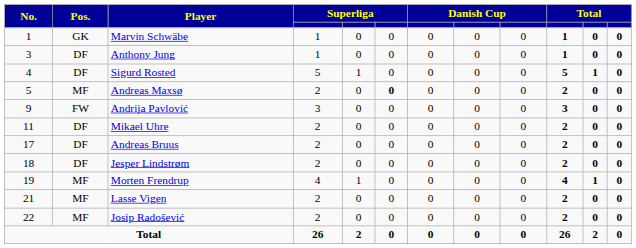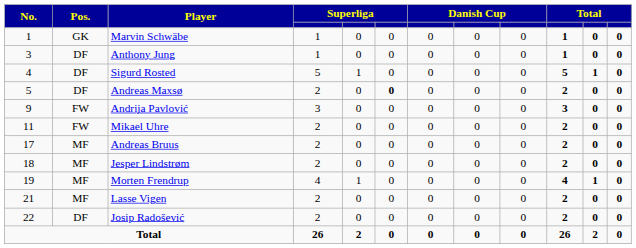(80, 90) MF -> (80, 90) DF
(80, 126) DF -> (80, 126) FW
(80, 144) DF -> (80, 144) MF
(80, 162) DF -> (80, 162) MF
(80, 216) MF -> (80, 216) DF
